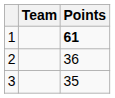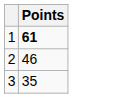- column: (39, 15)
(71, 59) 36 -> (30, 59) 46
